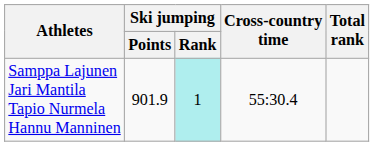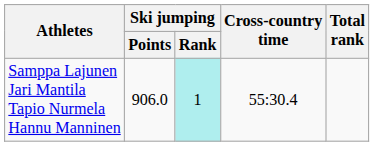(150, 99) 901.9 -> (150, 99) 906.0
